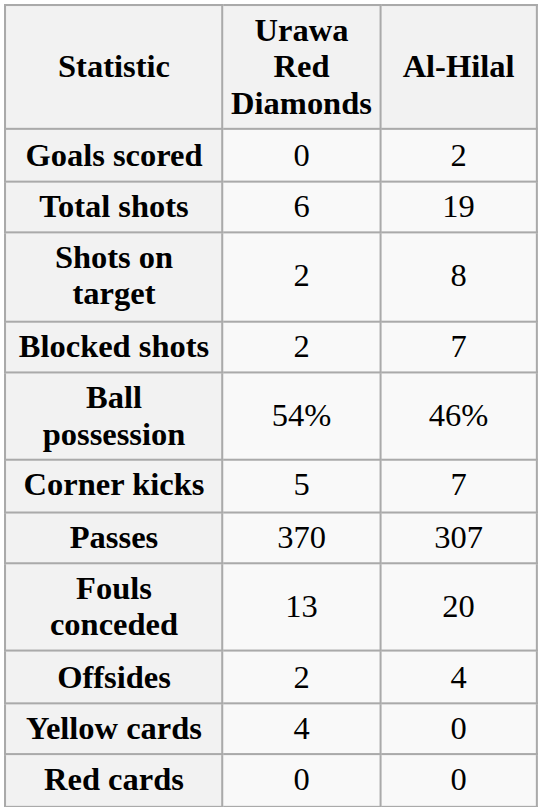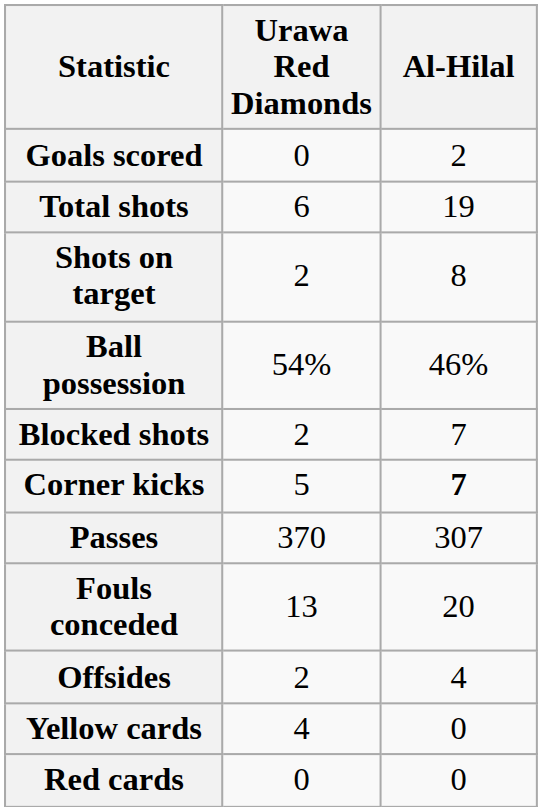rows swapped: (114, 345) <-> (114, 415)
(459, 485) normal -> (459, 485) bold
